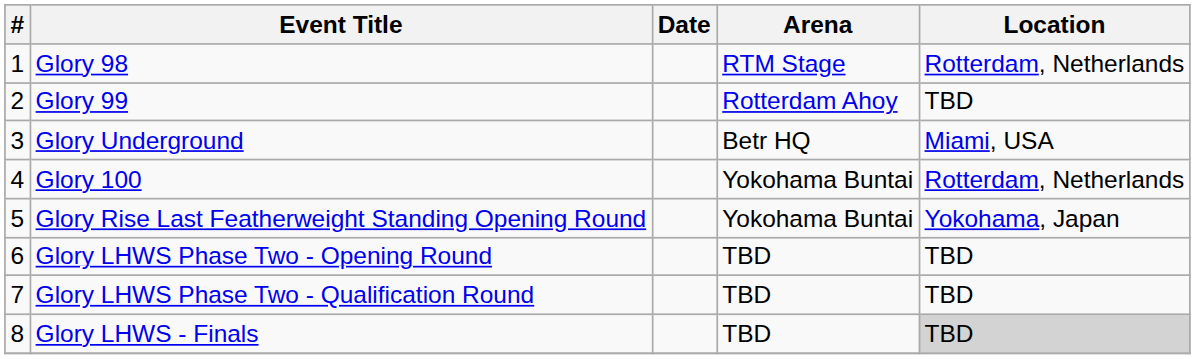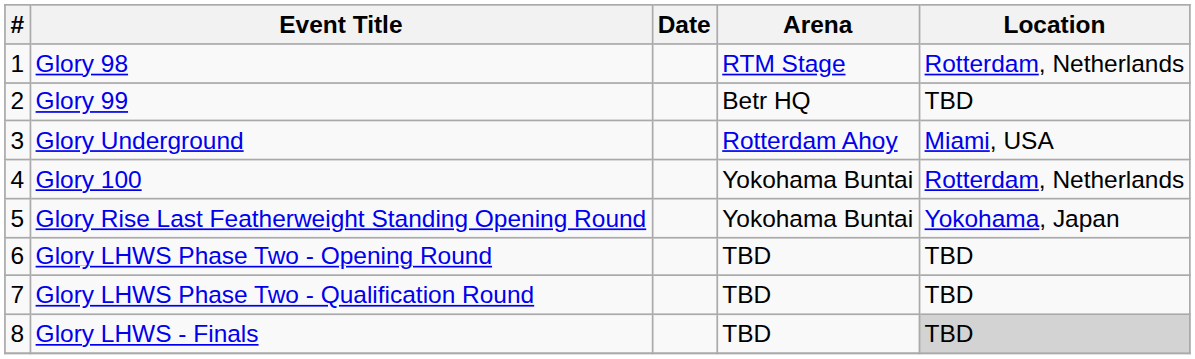(810, 102) Rotterdam Ahoy -> (766, 102) Betr HQ
(766, 141) Betr HQ -> (810, 141) Rotterdam Ahoy
